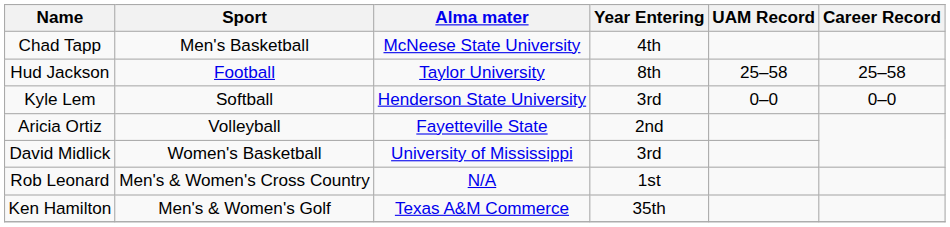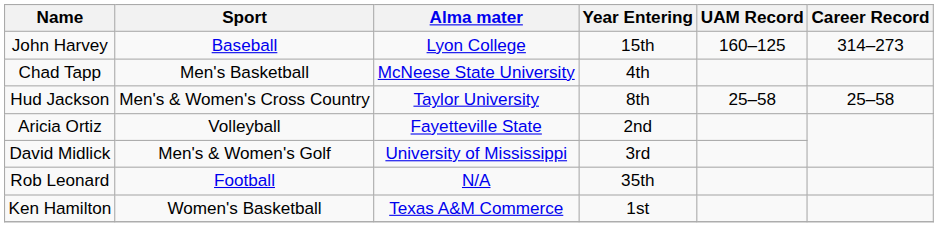+ row: (60, 45)
(245, 72) Football -> (245, 99) Men's & Women's Cross Country
- row: (60, 99)
(244, 153) Women's Basketball -> (245, 153) Men's & Women's Golf
(245, 180) Men's & Women's Cross Country -> (245, 180) Football
(649, 180) 1st -> (638, 180) 35th
(245, 208) Men's & Women's Golf -> (244, 208) Women's Basketball
(649, 208) 35th -> (638, 208) 1st
